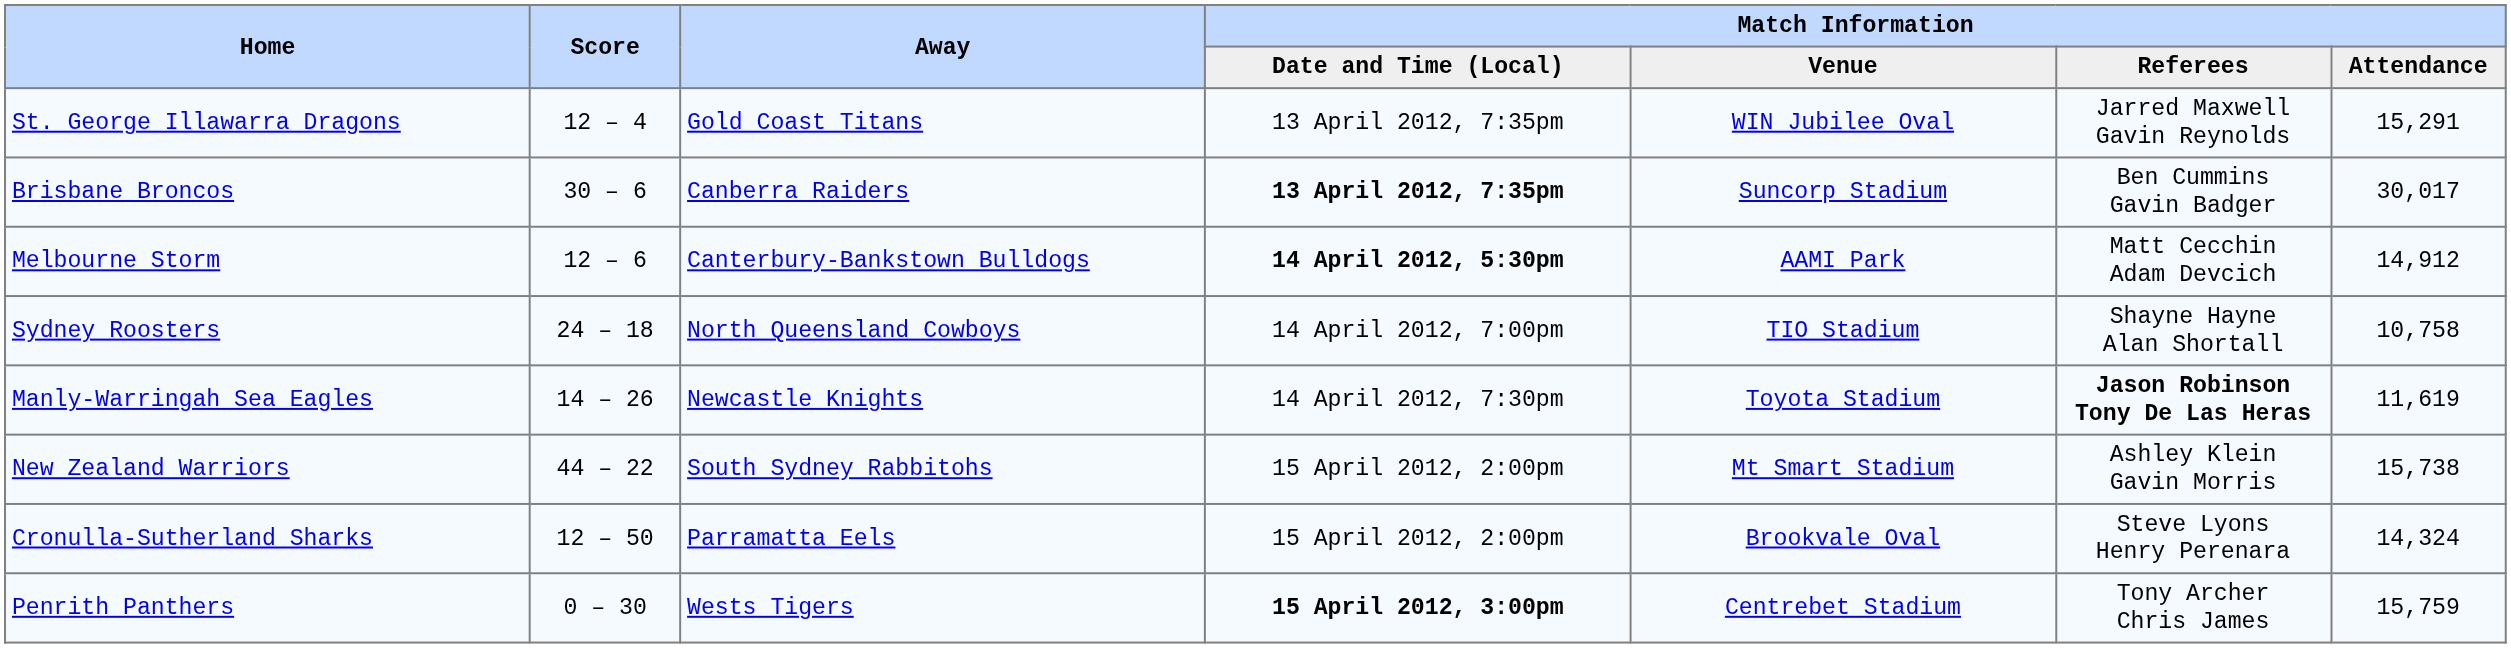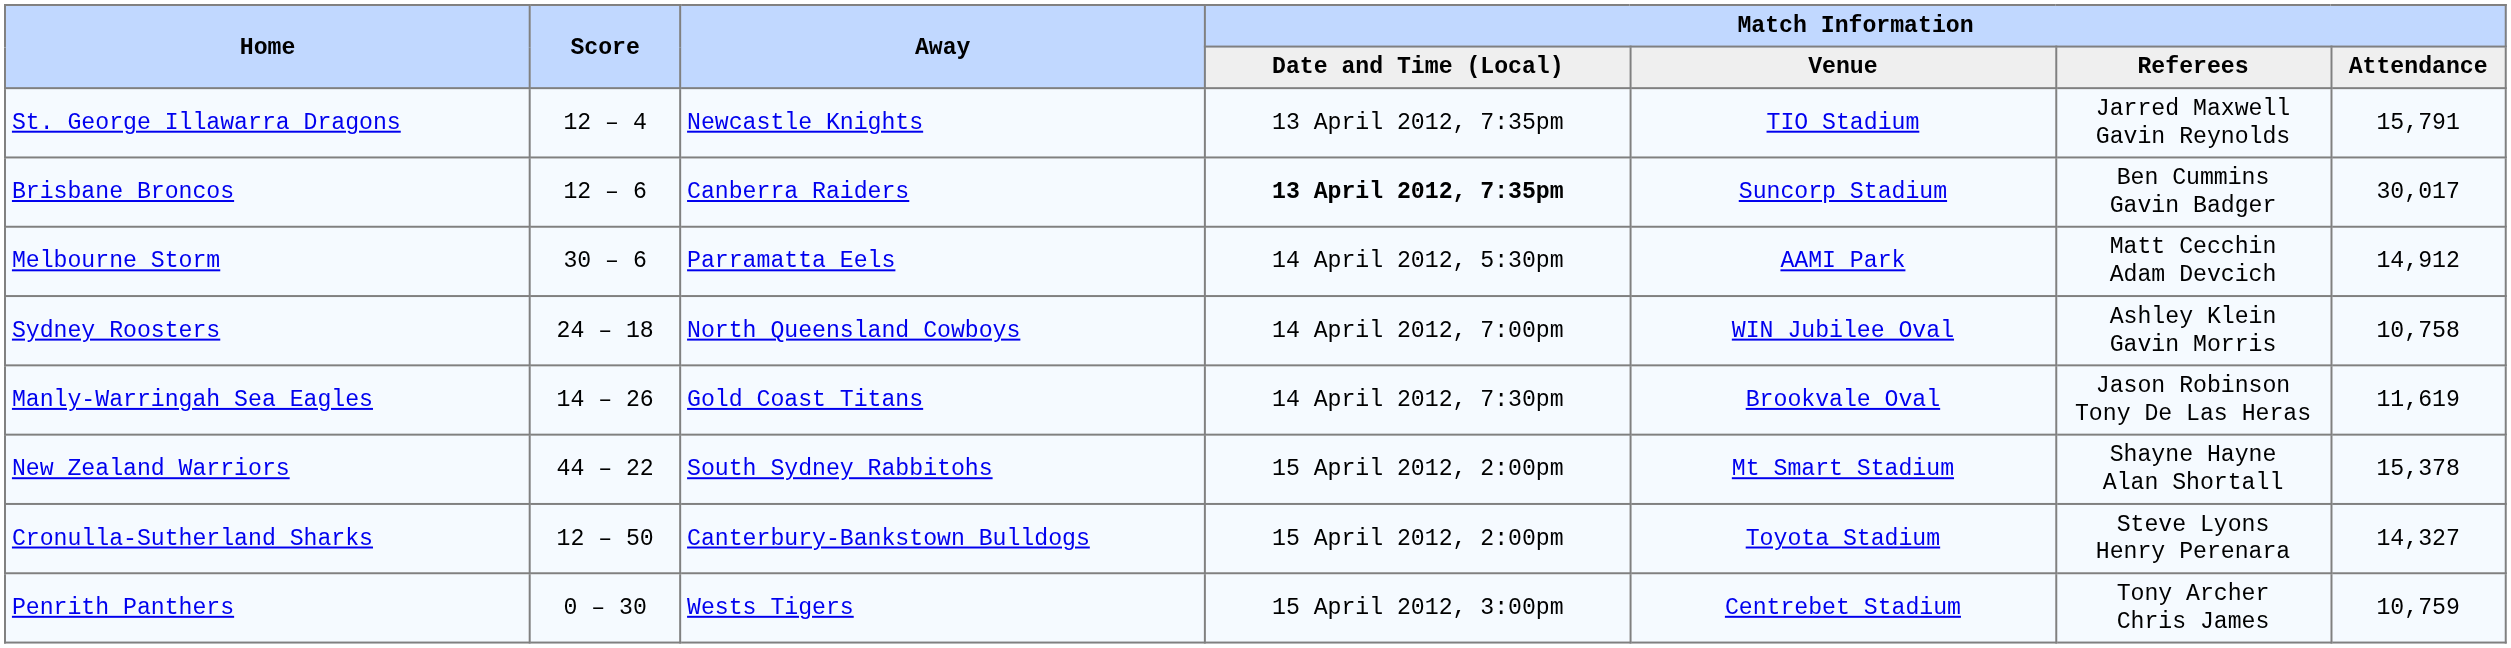(805, 123) Gold Coast Titans -> (805, 123) Newcastle Knights
(1843, 123) WIN Jubilee Oval -> (1843, 123) TIO Stadium
(2418, 123) 15,291 -> (2418, 123) 15,791
(605, 192) 30 – 6 -> (605, 192) 12 – 6
(605, 261) 12 – 6 -> (605, 261) 30 – 6
(888, 261) Canterbury-Bankstown Bulldogs -> (791, 261) Parramatta Eels
(1418, 261) bold -> (1418, 261) normal
(1843, 331) TIO Stadium -> (1843, 331) WIN Jubilee Oval
(2193, 331) Shayne Hayne Alan Shortall -> (2193, 331) Ashley Klein Gavin Morris
(805, 400) Newcastle Knights -> (805, 400) Gold Coast Titans
(1843, 400) Toyota Stadium -> (1843, 400) Brookvale Oval
(2193, 400) bold -> (2193, 400) normal
(2193, 469) Ashley Klein Gavin Morris -> (2193, 469) Shayne Hayne Alan Shortall
(2418, 469) 15,738 -> (2418, 469) 15,378
(791, 539) Parramatta Eels -> (888, 539) Canterbury-Bankstown Bulldogs
(1843, 539) Brookvale Oval -> (1843, 539) Toyota Stadium
(2418, 539) 14,324 -> (2418, 539) 14,327
(1418, 608) bold -> (1418, 608) normal
(2418, 608) 15,759 -> (2418, 608) 10,759
